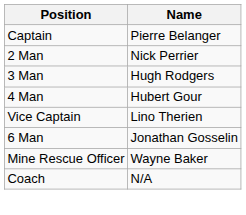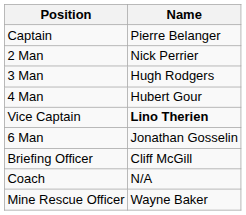(166, 117) normal -> (169, 117) bold
+ row: (50, 158)
rows swapped: (26, 179) <-> (66, 158)
